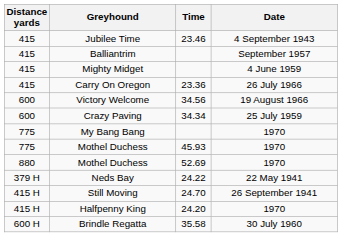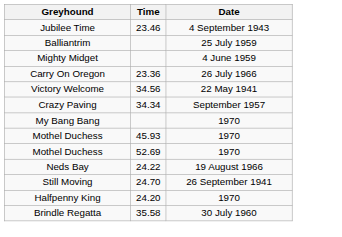- column: (27, 17)
(274, 54) September 1957 -> (229, 43) 25 July 1959
(274, 100) 19 August 1966 -> (229, 89) 22 May 1941
(274, 116) 25 July 1959 -> (229, 105) September 1957
(274, 178) 22 May 1941 -> (229, 167) 19 August 1966
